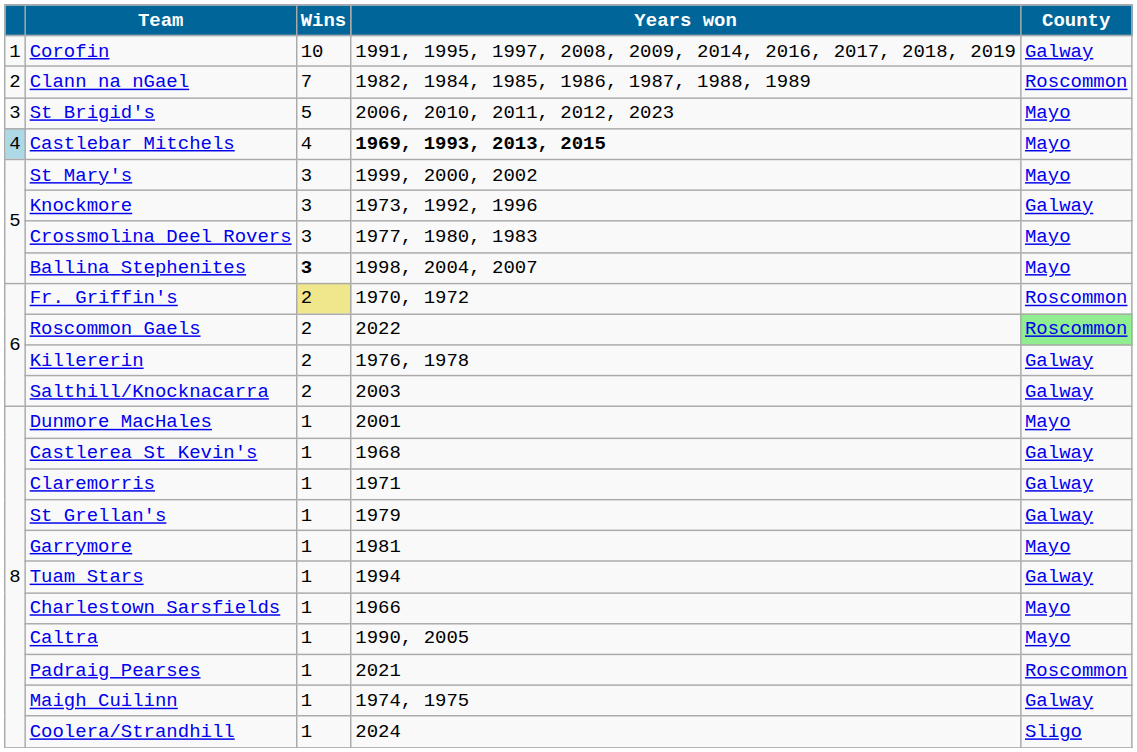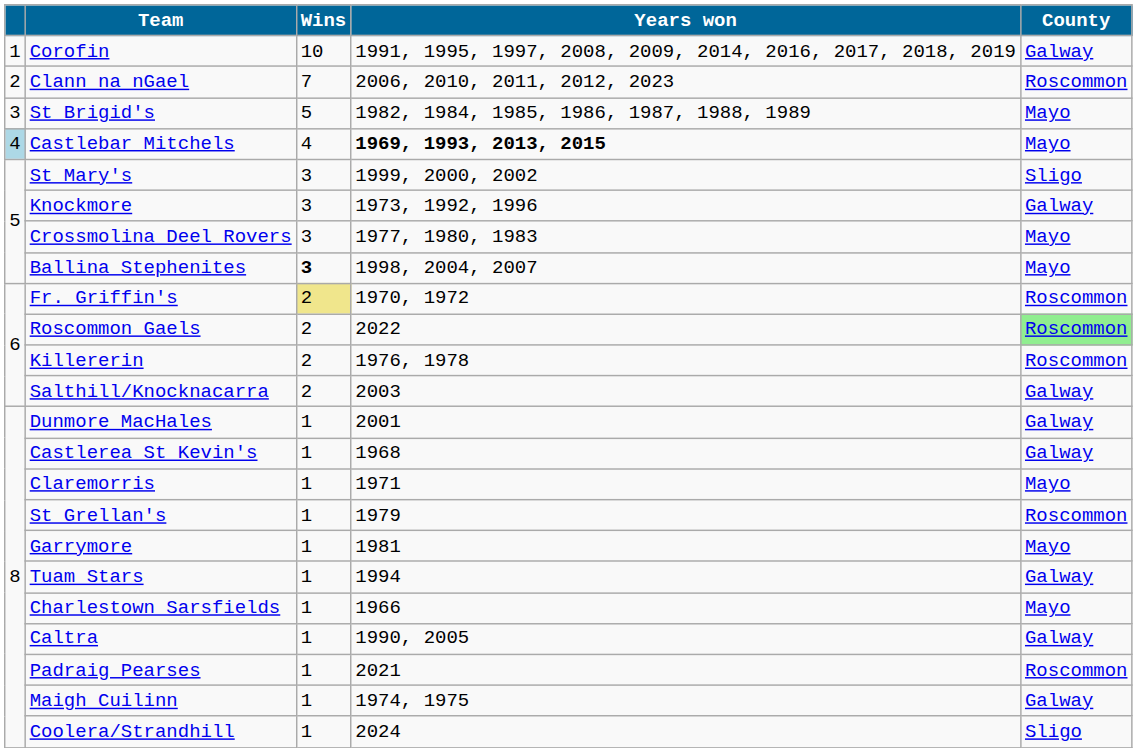(583, 82) 1982, 1984, 1985, 1986, 1987, 1988, 1989 -> (515, 82) 2006, 2010, 2011, 2012, 2023
(515, 113) 2006, 2010, 2011, 2012, 2023 -> (583, 113) 1982, 1984, 1985, 1986, 1987, 1988, 1989
(1048, 175) Mayo -> (1053, 175) Sligo
(1059, 360) Galway -> (1076, 360) Roscommon
(1048, 422) Mayo -> (1059, 422) Galway
(1059, 484) Galway -> (1048, 484) Mayo
(1059, 515) Galway -> (1076, 515) Roscommon
(1048, 639) Mayo -> (1059, 639) Galway
